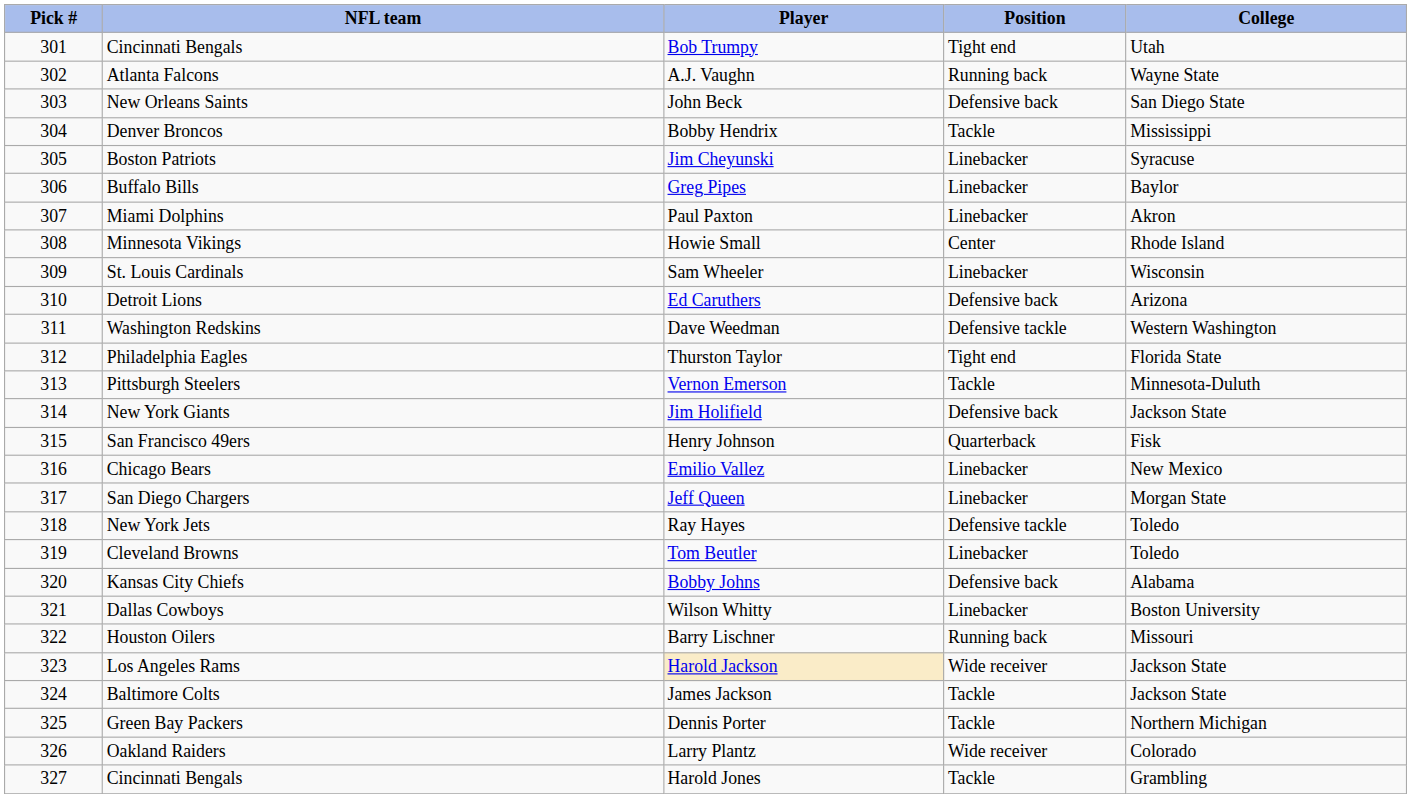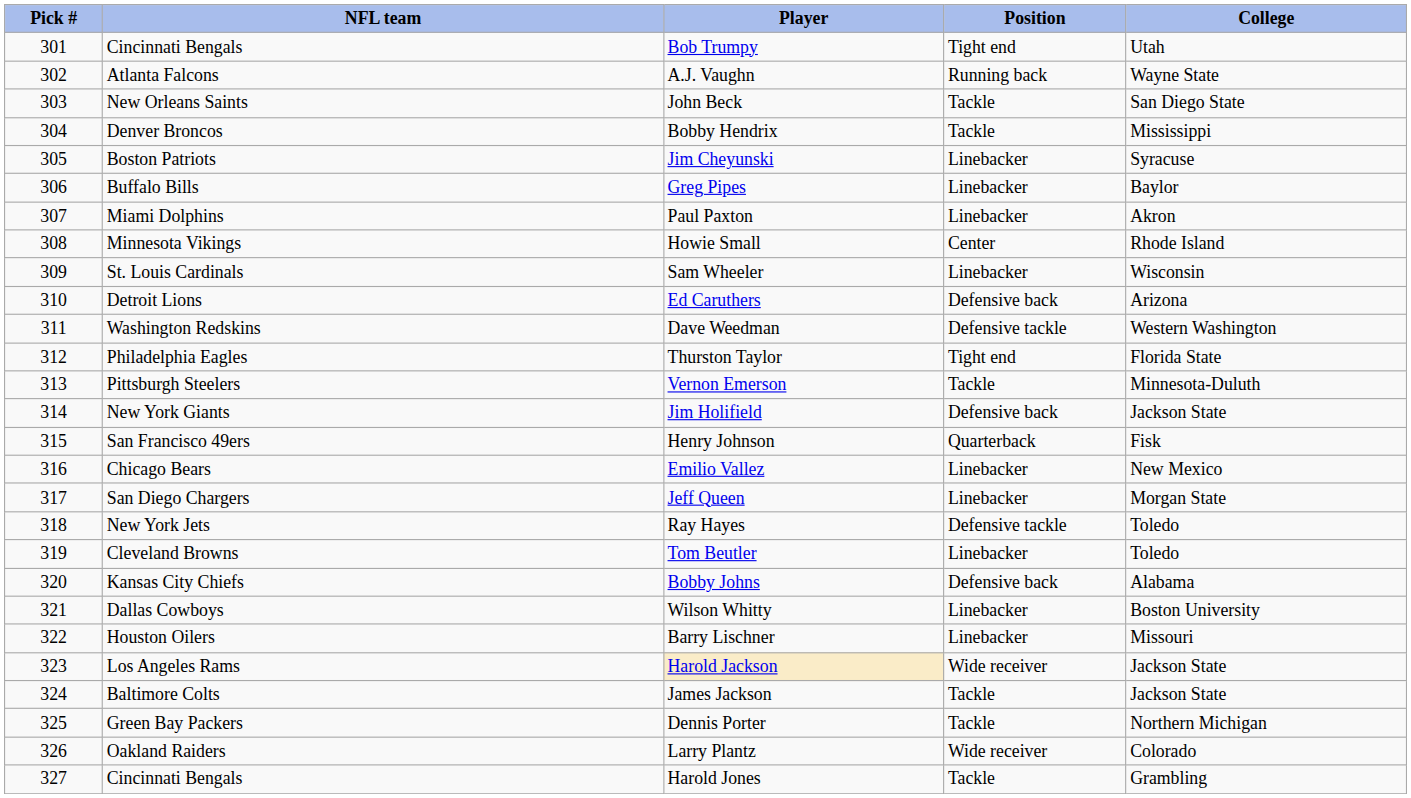(1003, 103) Defensive back -> (971, 103) Tackle
(997, 638) Running back -> (988, 638) Linebacker
